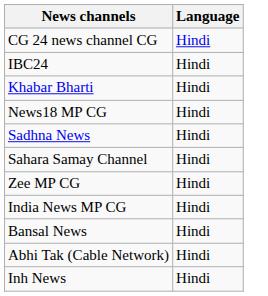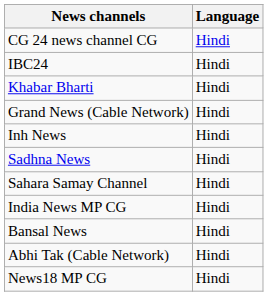+ row: (98, 111)
rows swapped: (57, 111) <-> (37, 278)
- row: (44, 183)
